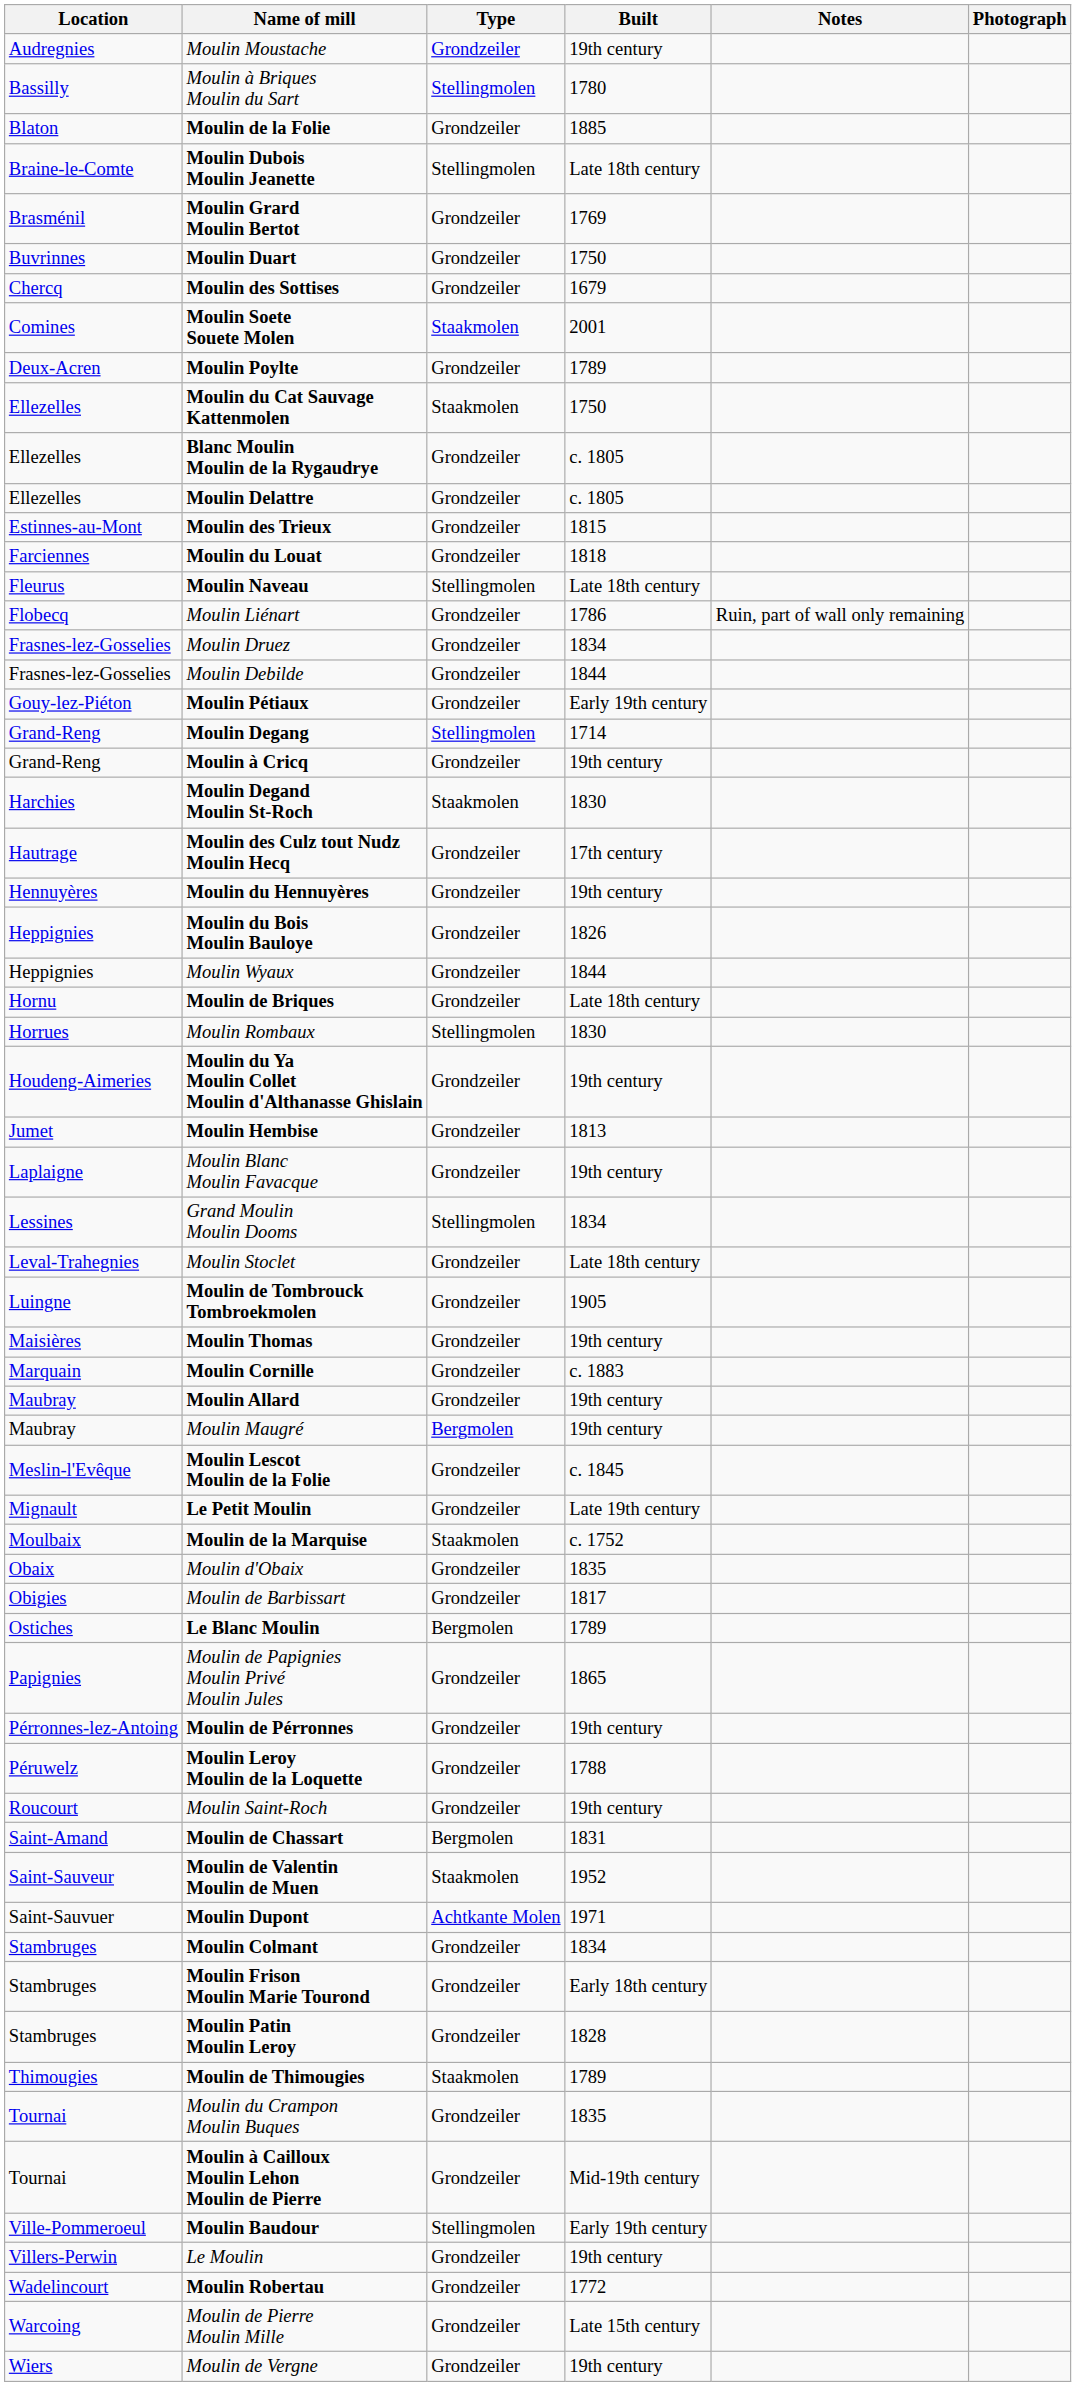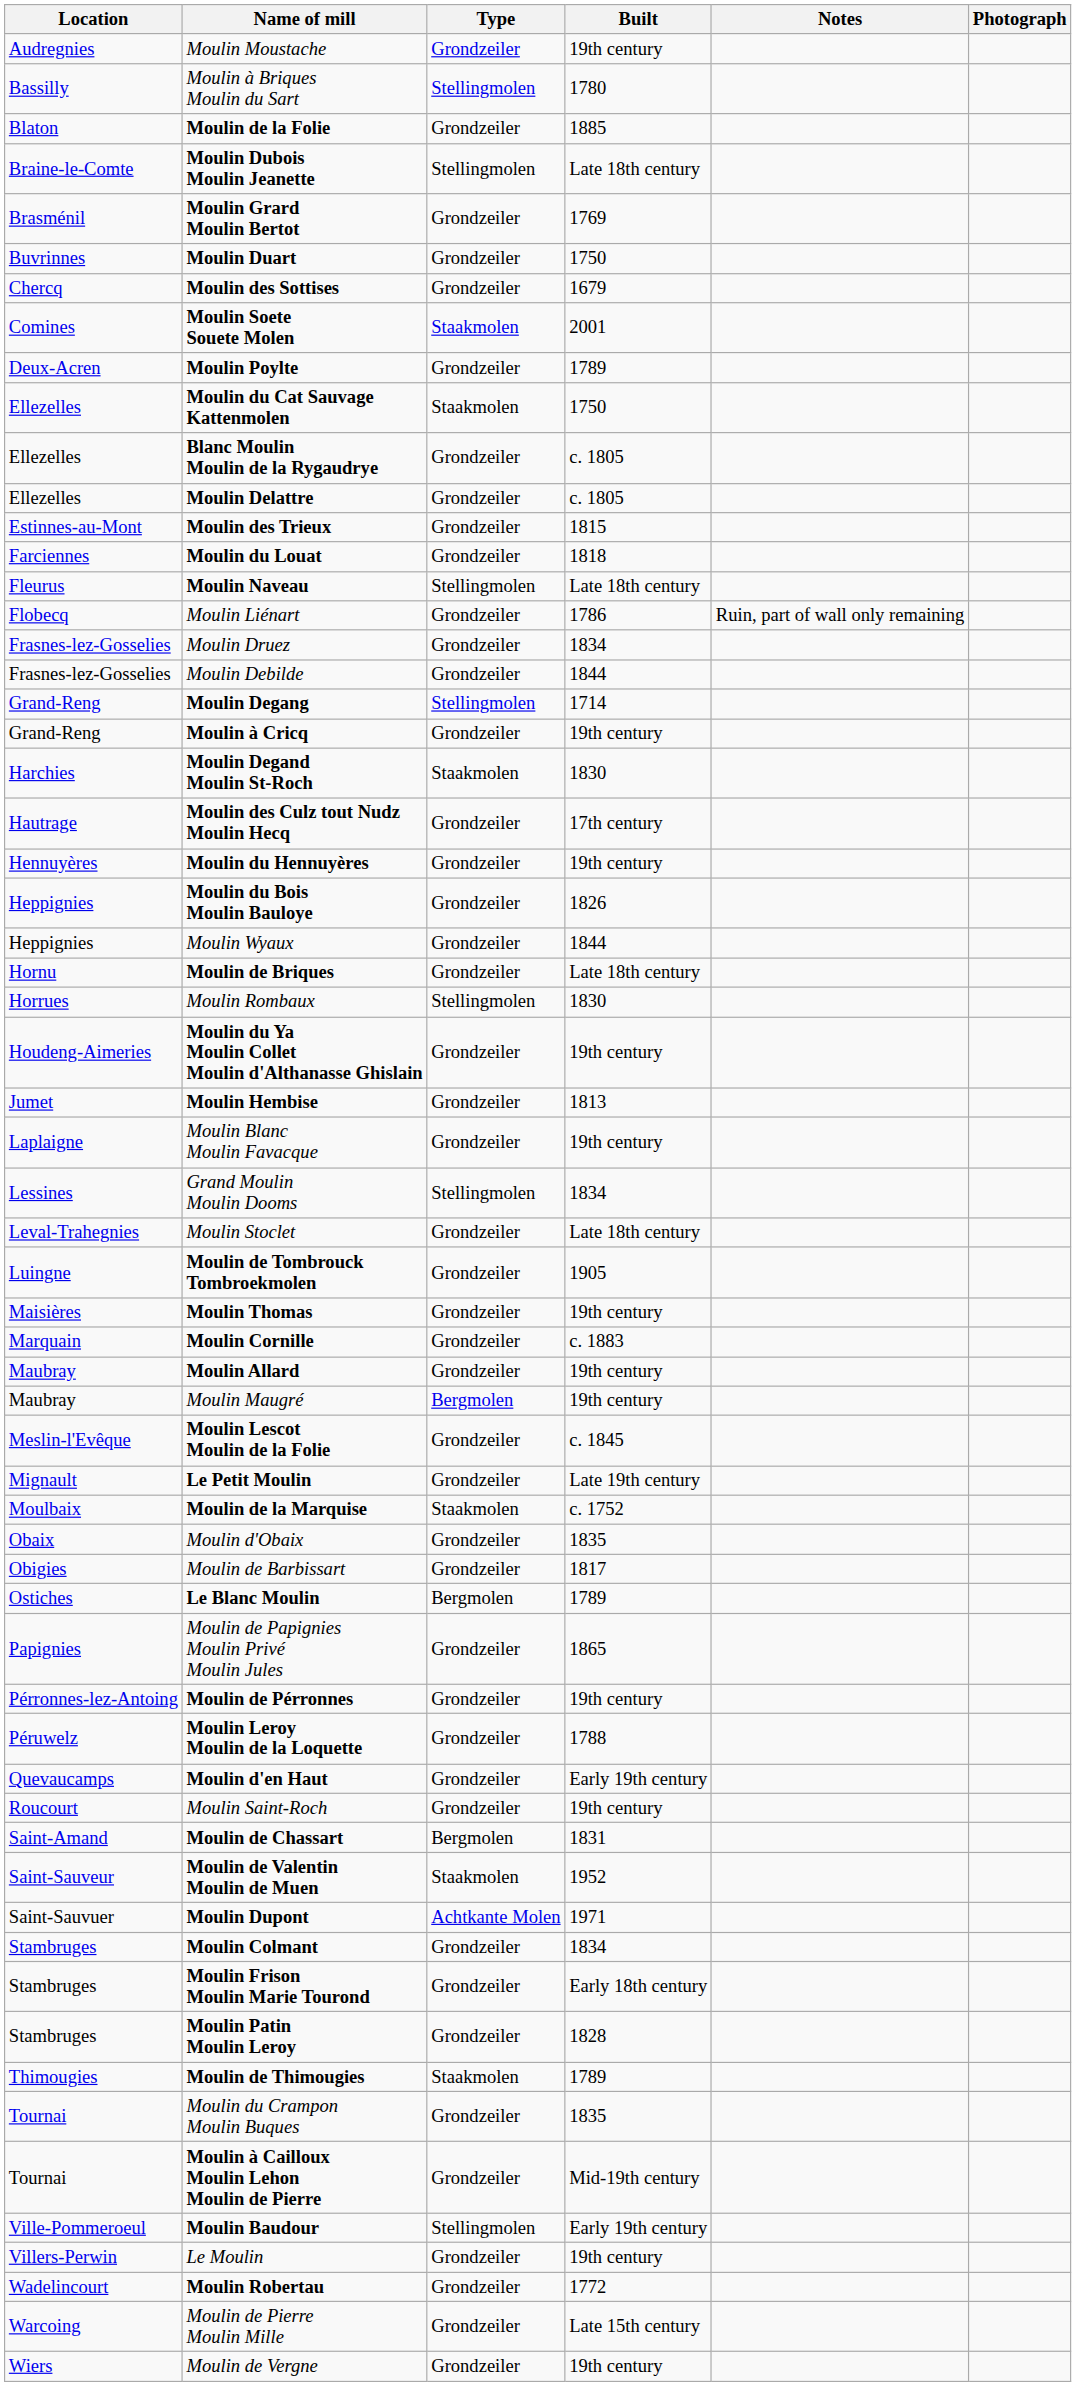- row: (248, 703)
+ row: (257, 1778)
